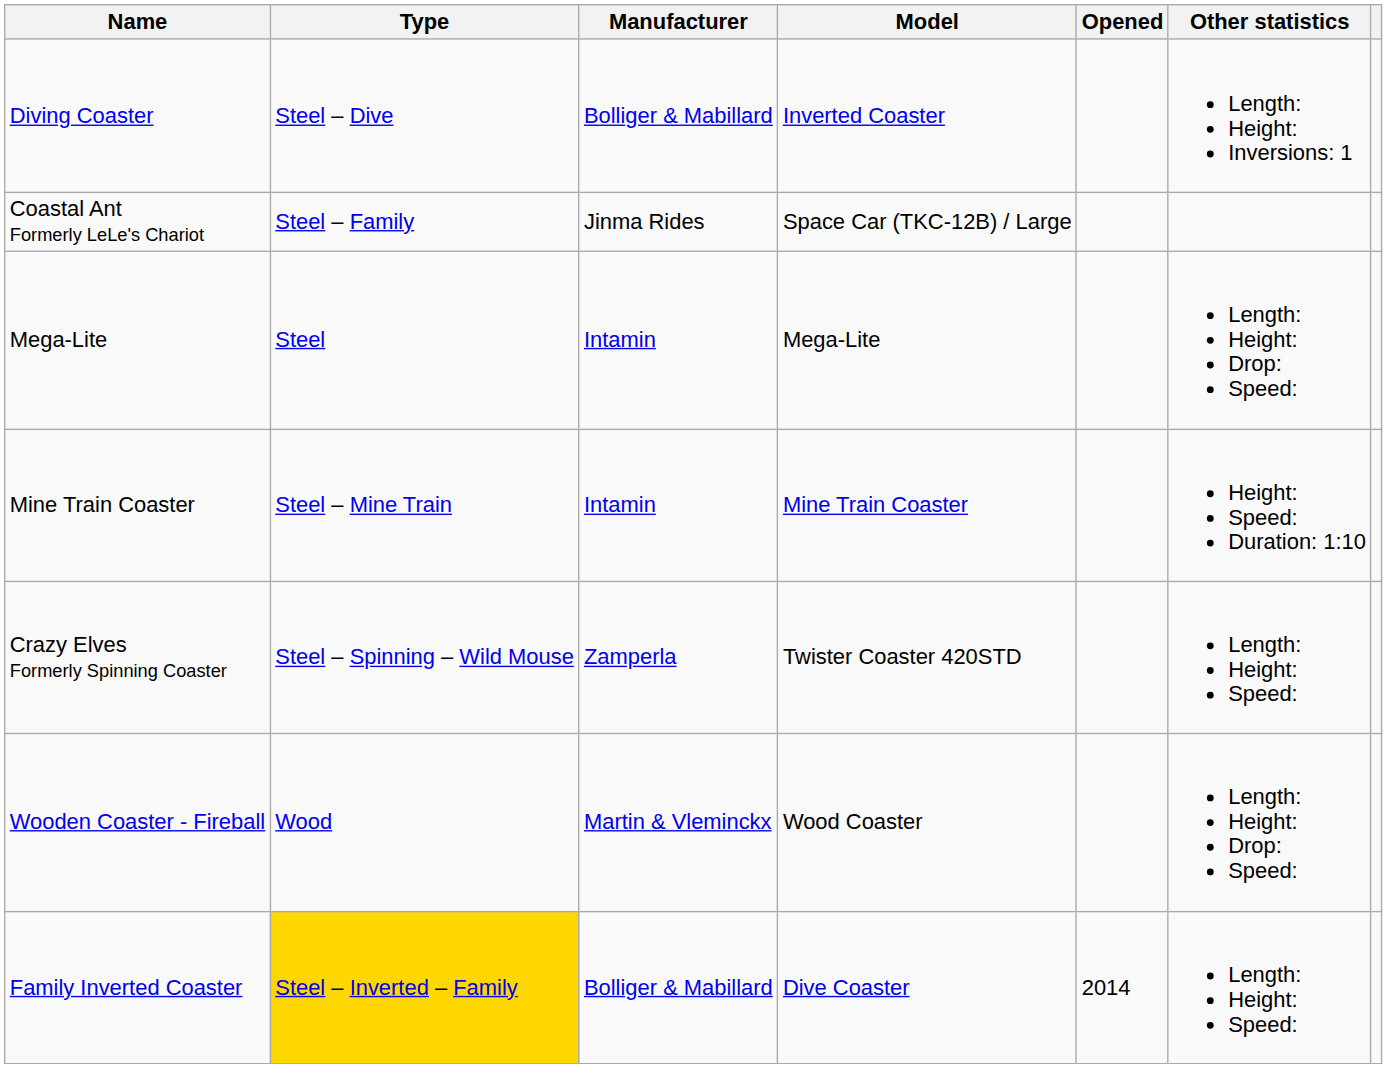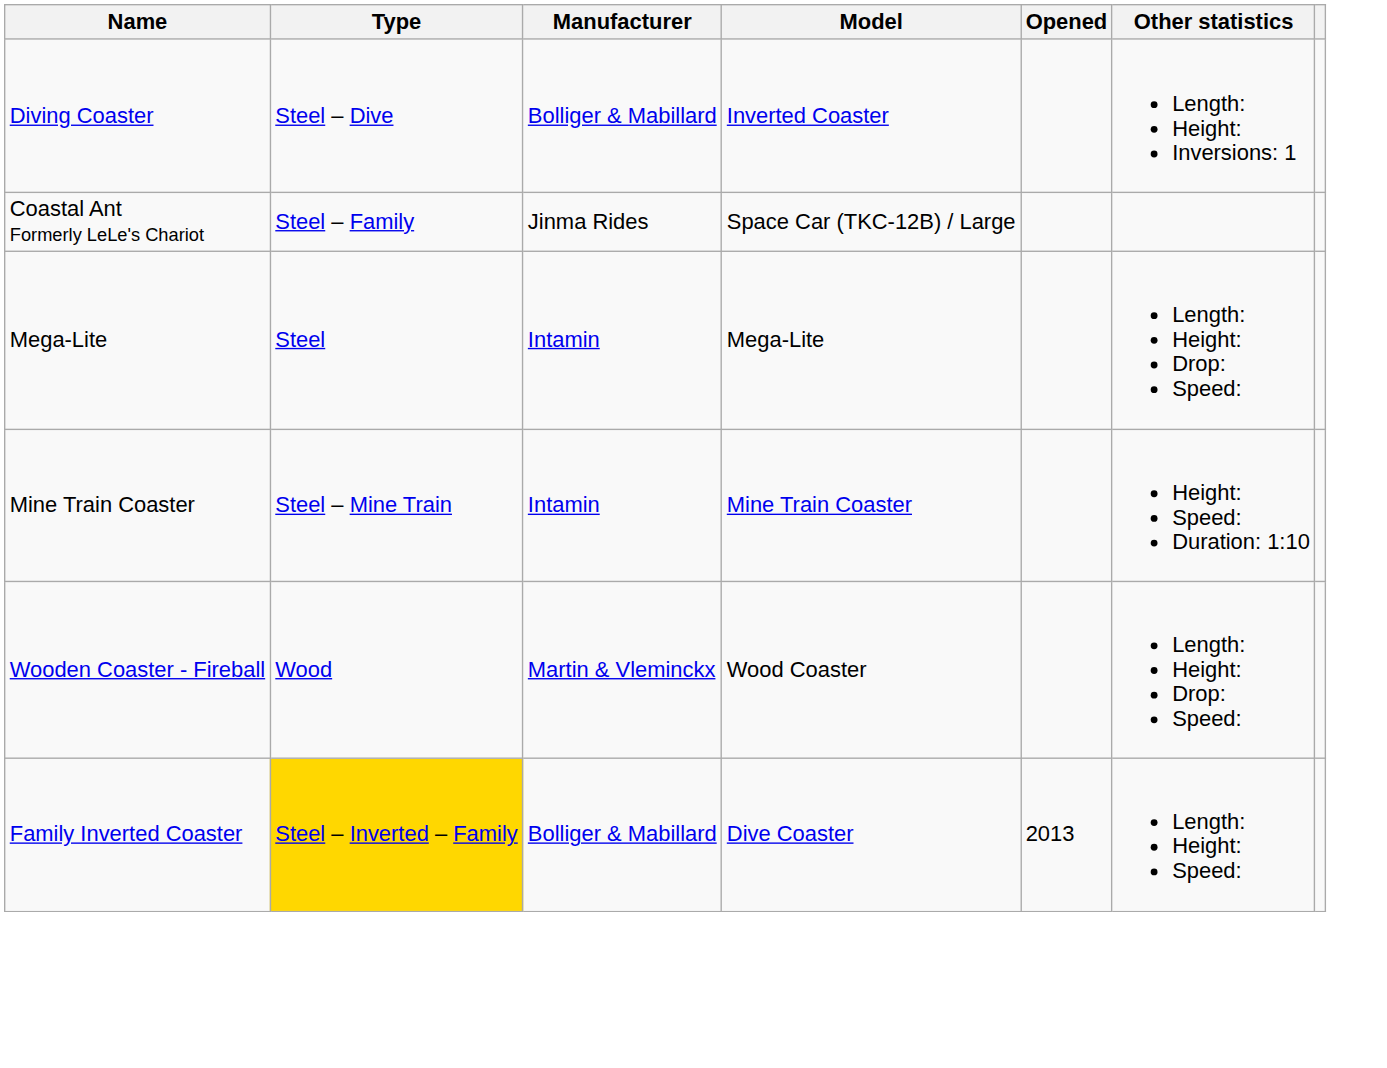- row: (118, 657)
(1106, 987) 2014 -> (1050, 834) 2013
